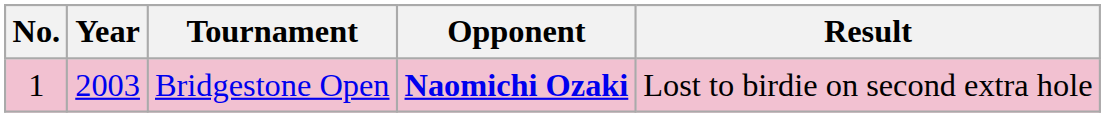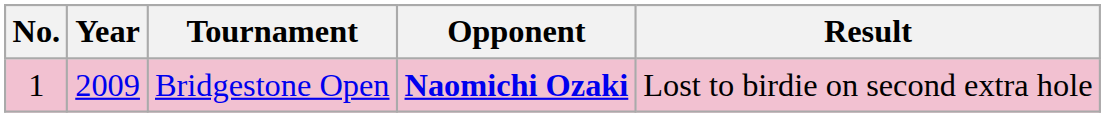(108, 84) 2003 -> (108, 84) 2009
